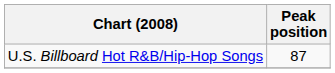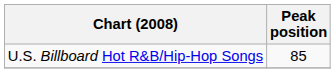(299, 56) 87 -> (299, 56) 85
